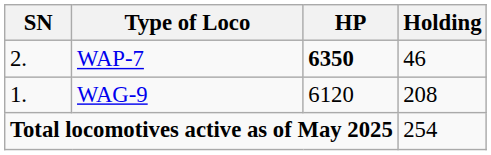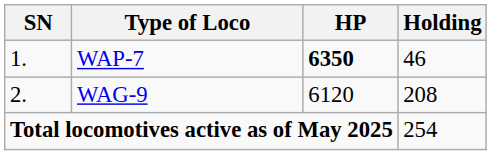(18, 58) 2. -> (18, 58) 1.
(18, 94) 1. -> (18, 94) 2.
